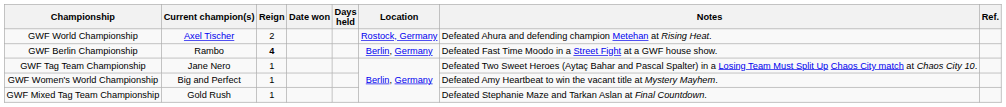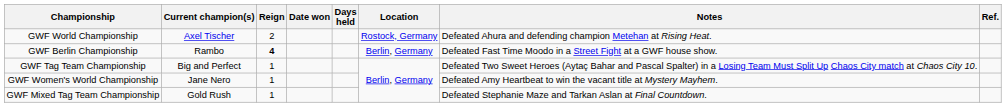(209, 65) Jane Nero -> (209, 65) Big and Perfect
(209, 80) Big and Perfect -> (209, 80) Jane Nero
